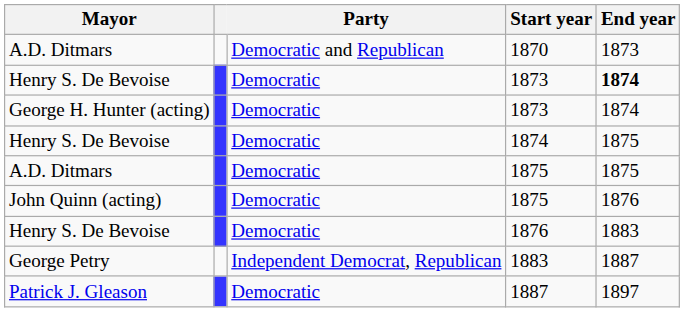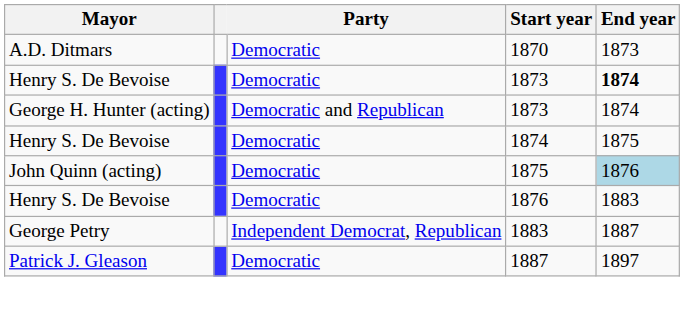(338, 49) Democratic and Republican -> (276, 49) Democratic
(276, 110) Democratic -> (338, 110) Democratic and Republican
- row: (61, 170)
(620, 200) no background -> (620, 170) lightblue background
